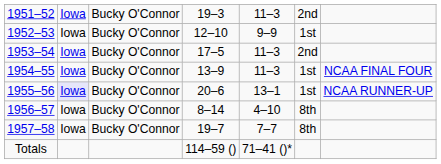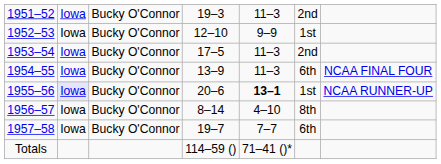(308, 71) 1st -> (308, 71) 6th
(267, 91) normal -> (267, 91) bold
(308, 129) 8th -> (308, 129) 6th
